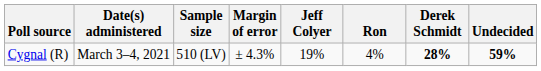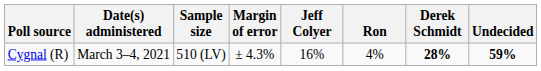(312, 54) 19% -> (312, 54) 16%
